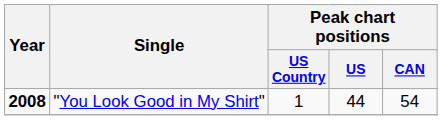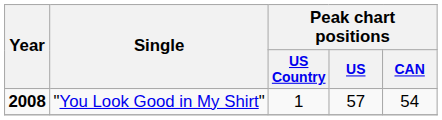(356, 101) 44 -> (356, 101) 57
